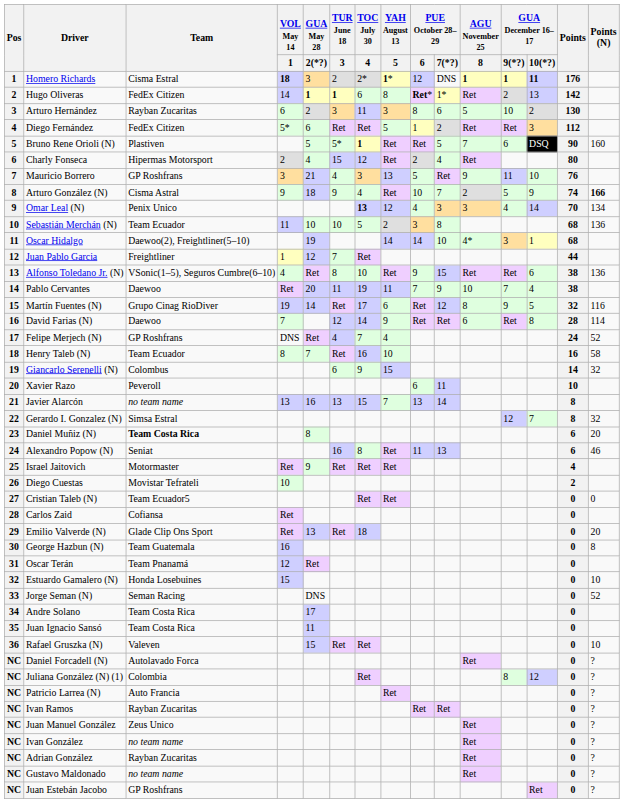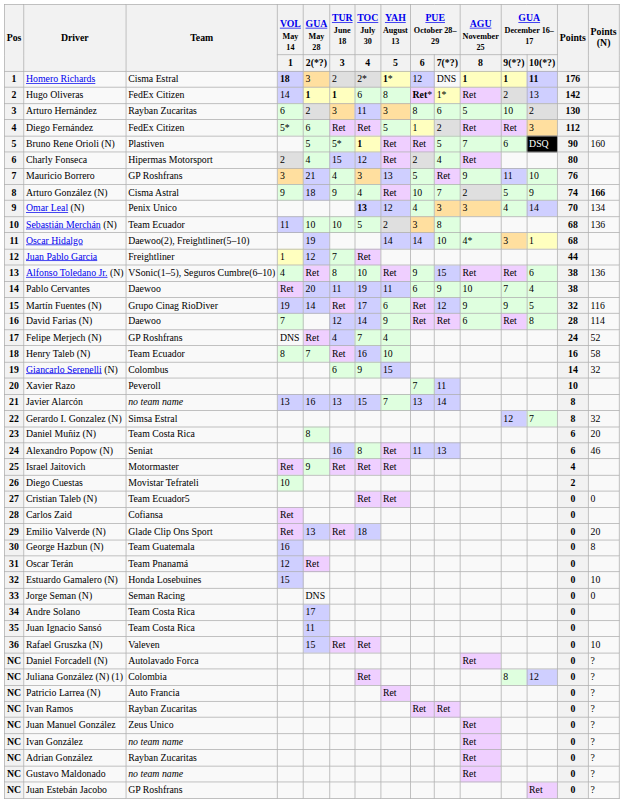(415, 289) 7 -> (415, 289) 6
(465, 305) 8 -> (465, 305) 9
(415, 385) 6 -> (415, 385) 7
(164, 434) bold -> (162, 434) normal
(595, 596) 52 -> (593, 596) 0
